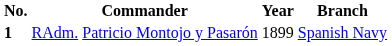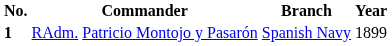columns swapped: (342, 10) <-> (278, 10)
